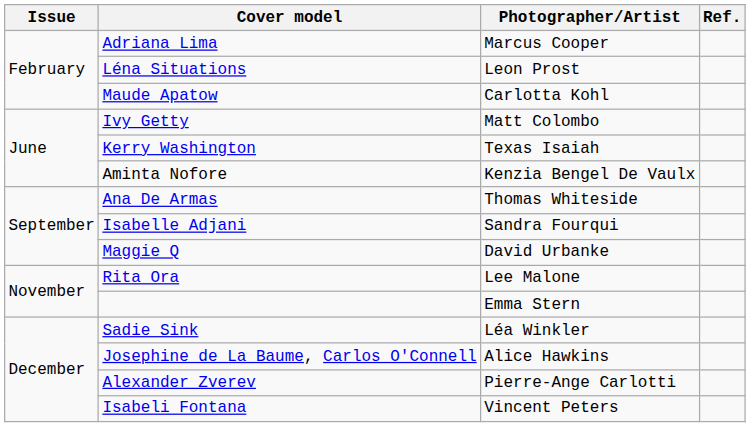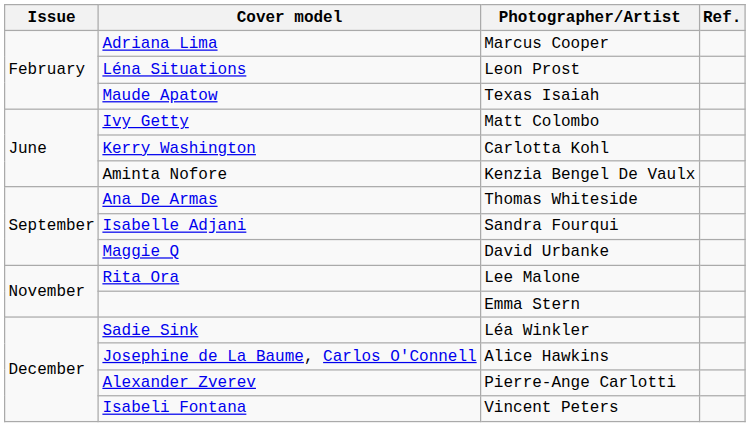(547, 96) Carlotta Kohl -> (542, 96) Texas Isaiah
(542, 148) Texas Isaiah -> (547, 148) Carlotta Kohl
